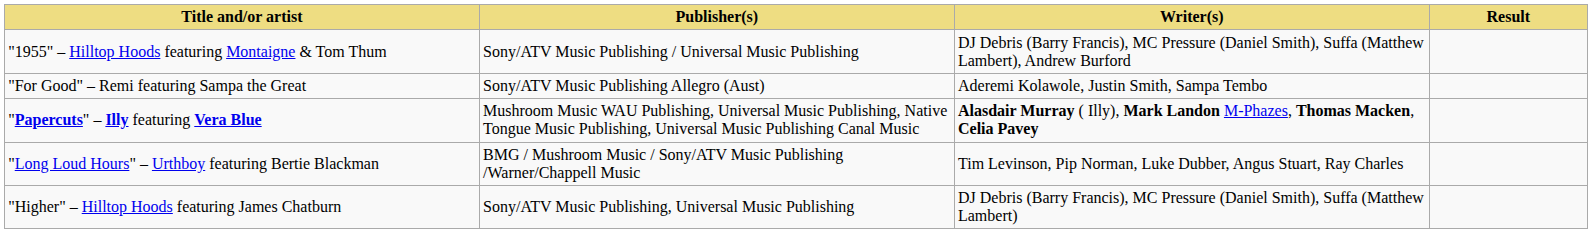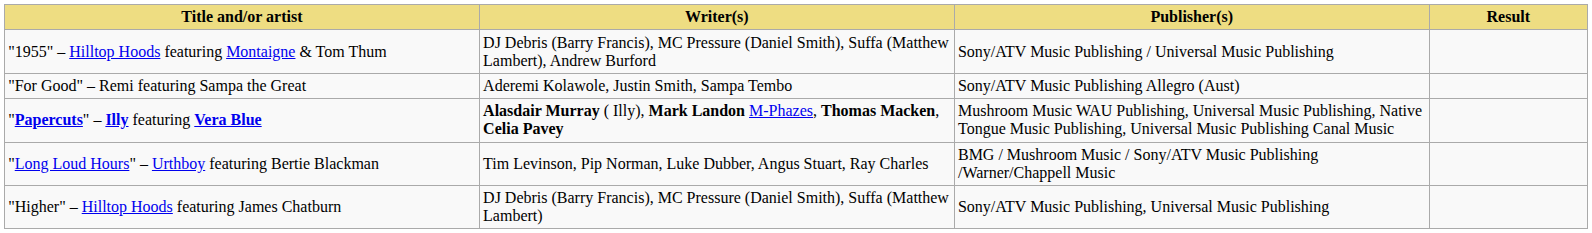columns swapped: (1192, 17) <-> (717, 17)
